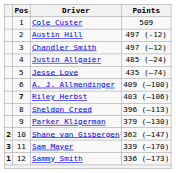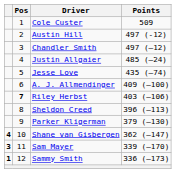(8, 134) 2 -> (8, 134) 4
